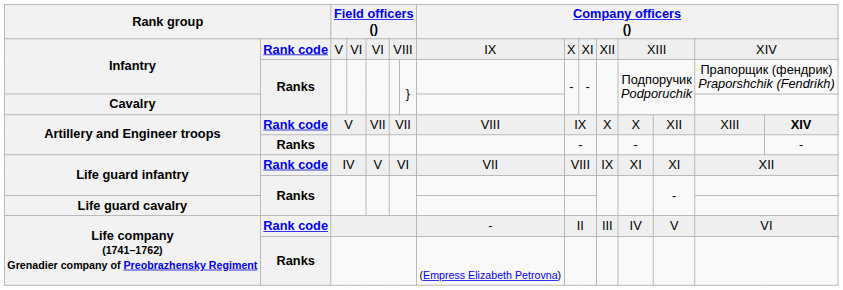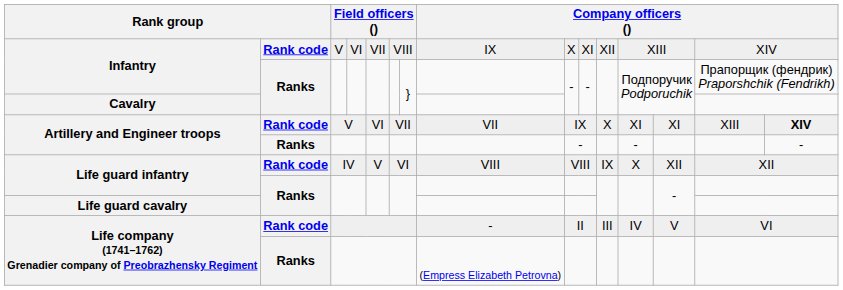(378, 49) VI -> (378, 49) VII
(378, 124) VII -> (378, 124) VI
(490, 124) VIII -> (490, 124) VII
(636, 124) X -> (636, 124) XI
(674, 124) XII -> (674, 124) XI
(490, 165) VII -> (490, 165) VIII
(636, 165) XI -> (636, 165) X
(674, 165) XI -> (674, 165) XII
